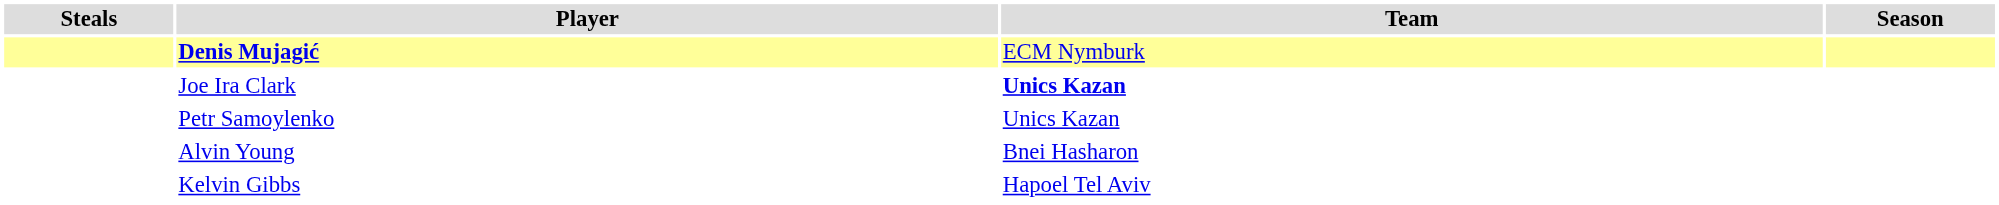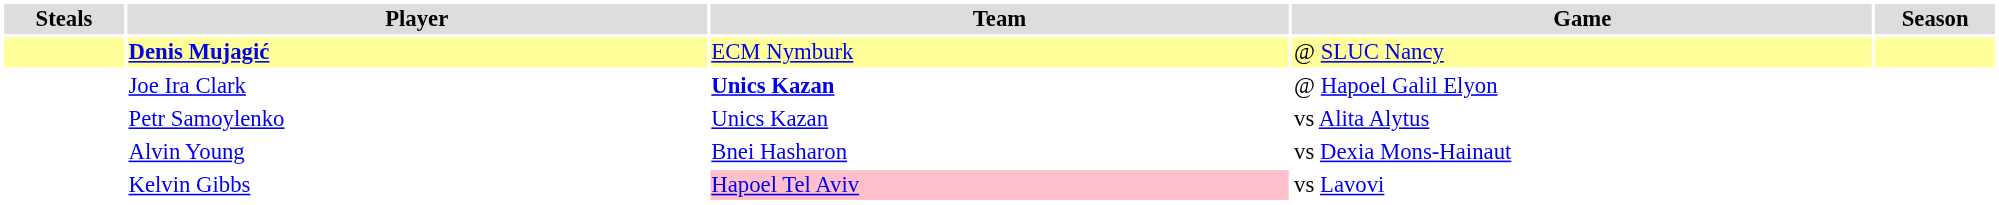+ column: (1582, 18)
(1077, 184) no background -> (785, 184) pink background
